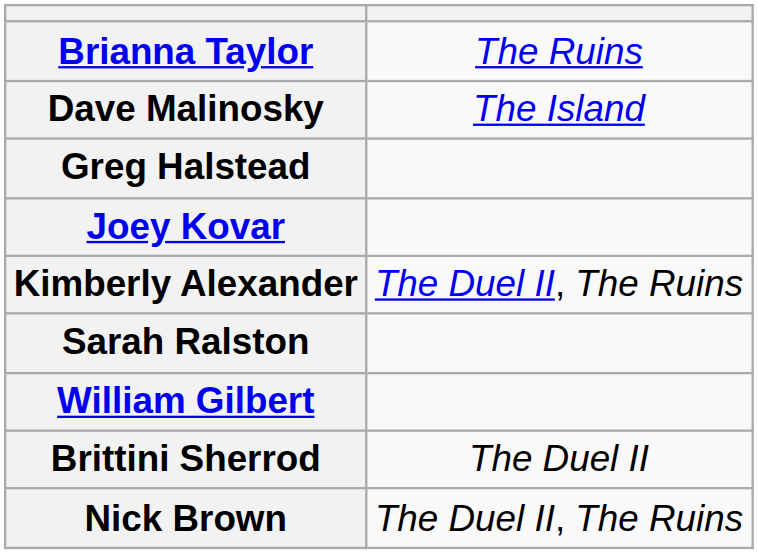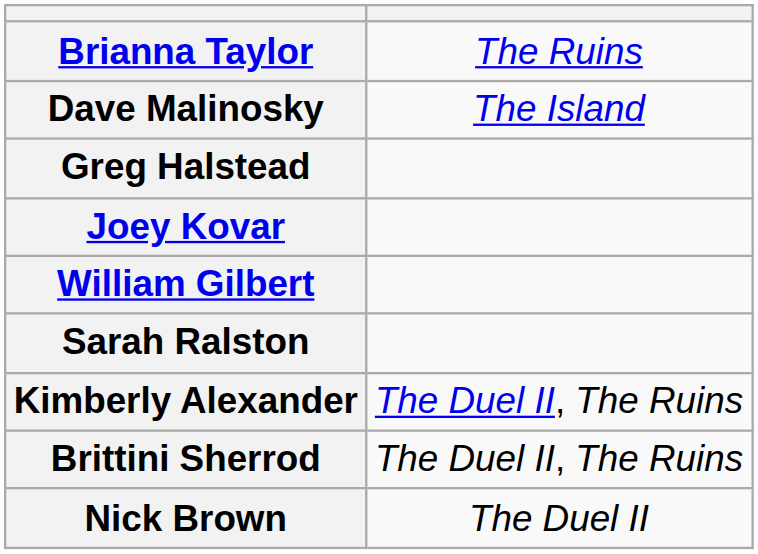rows swapped: (186, 284) <-> (186, 400)
(559, 459) The Duel II -> (559, 459) The Duel II, The Ruins
(559, 517) The Duel II, The Ruins -> (559, 517) The Duel II
